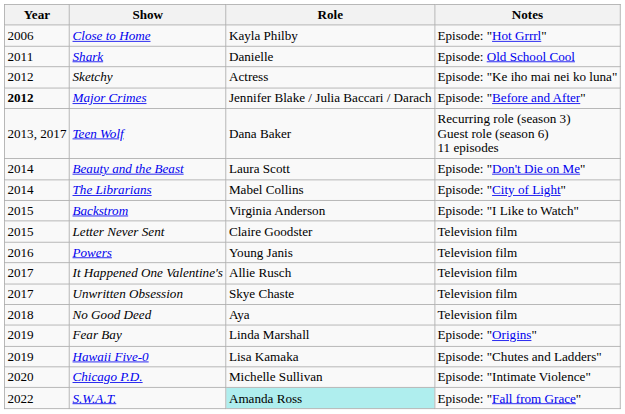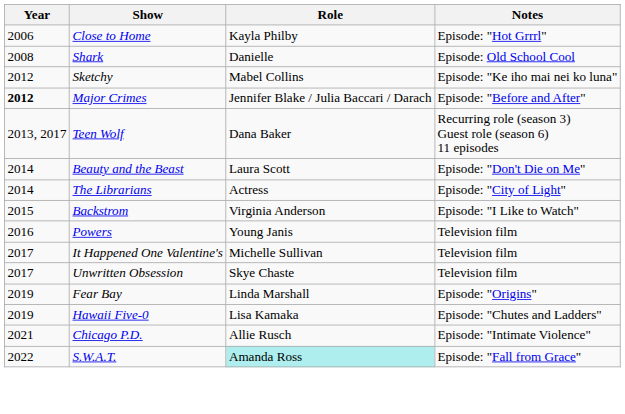(20, 56) 2011 -> (21, 56) 2008
(249, 77) Actress -> (266, 77) Mabel Collins
(266, 190) Mabel Collins -> (249, 190) Actress
- row: (118, 231)
(260, 273) Allie Rusch -> (276, 252) Michelle Sullivan
- row: (112, 314)
(21, 377) 2020 -> (21, 335) 2021
(276, 377) Michelle Sullivan -> (260, 335) Allie Rusch
